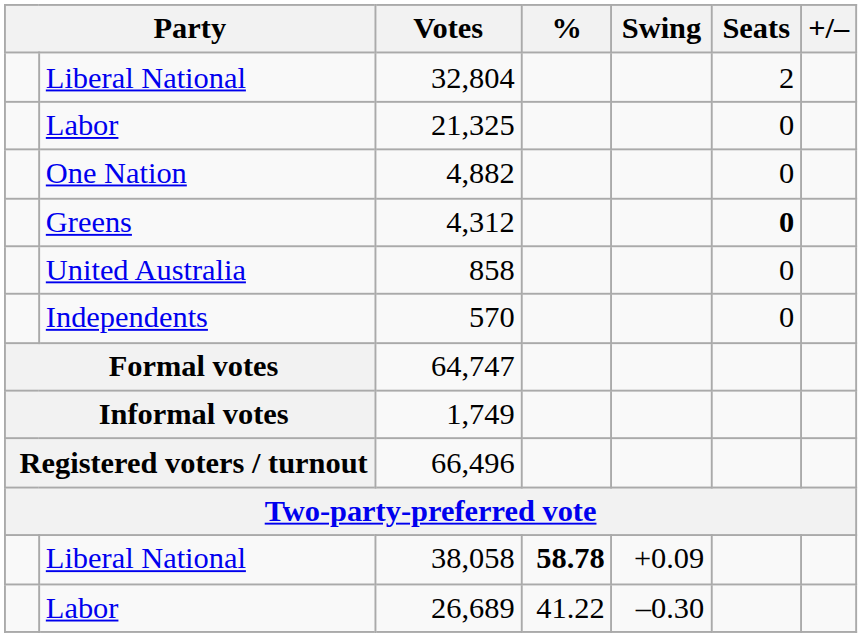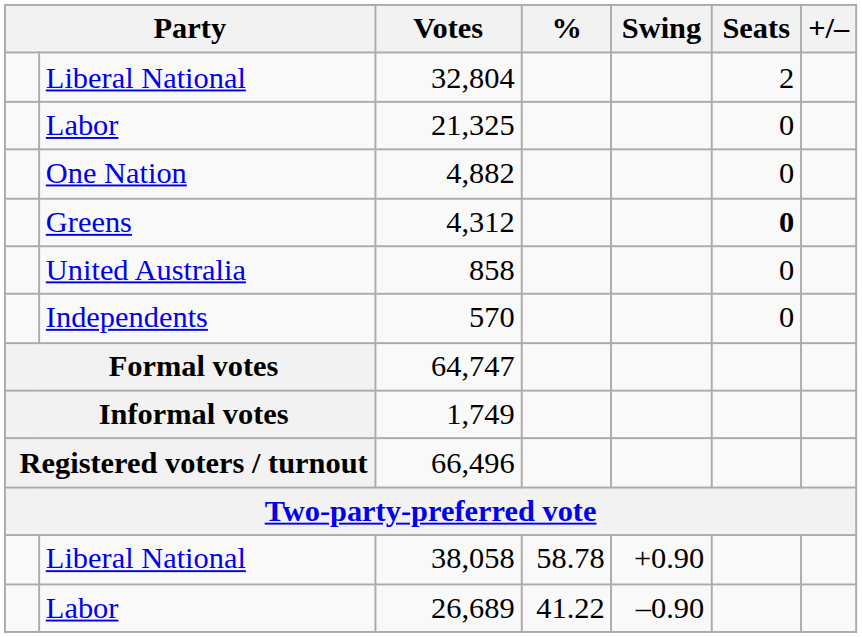(571, 558) bold -> (571, 558) normal
(669, 558) +0.09 -> (669, 558) +0.90
(670, 607) –0.30 -> (670, 607) –0.90
